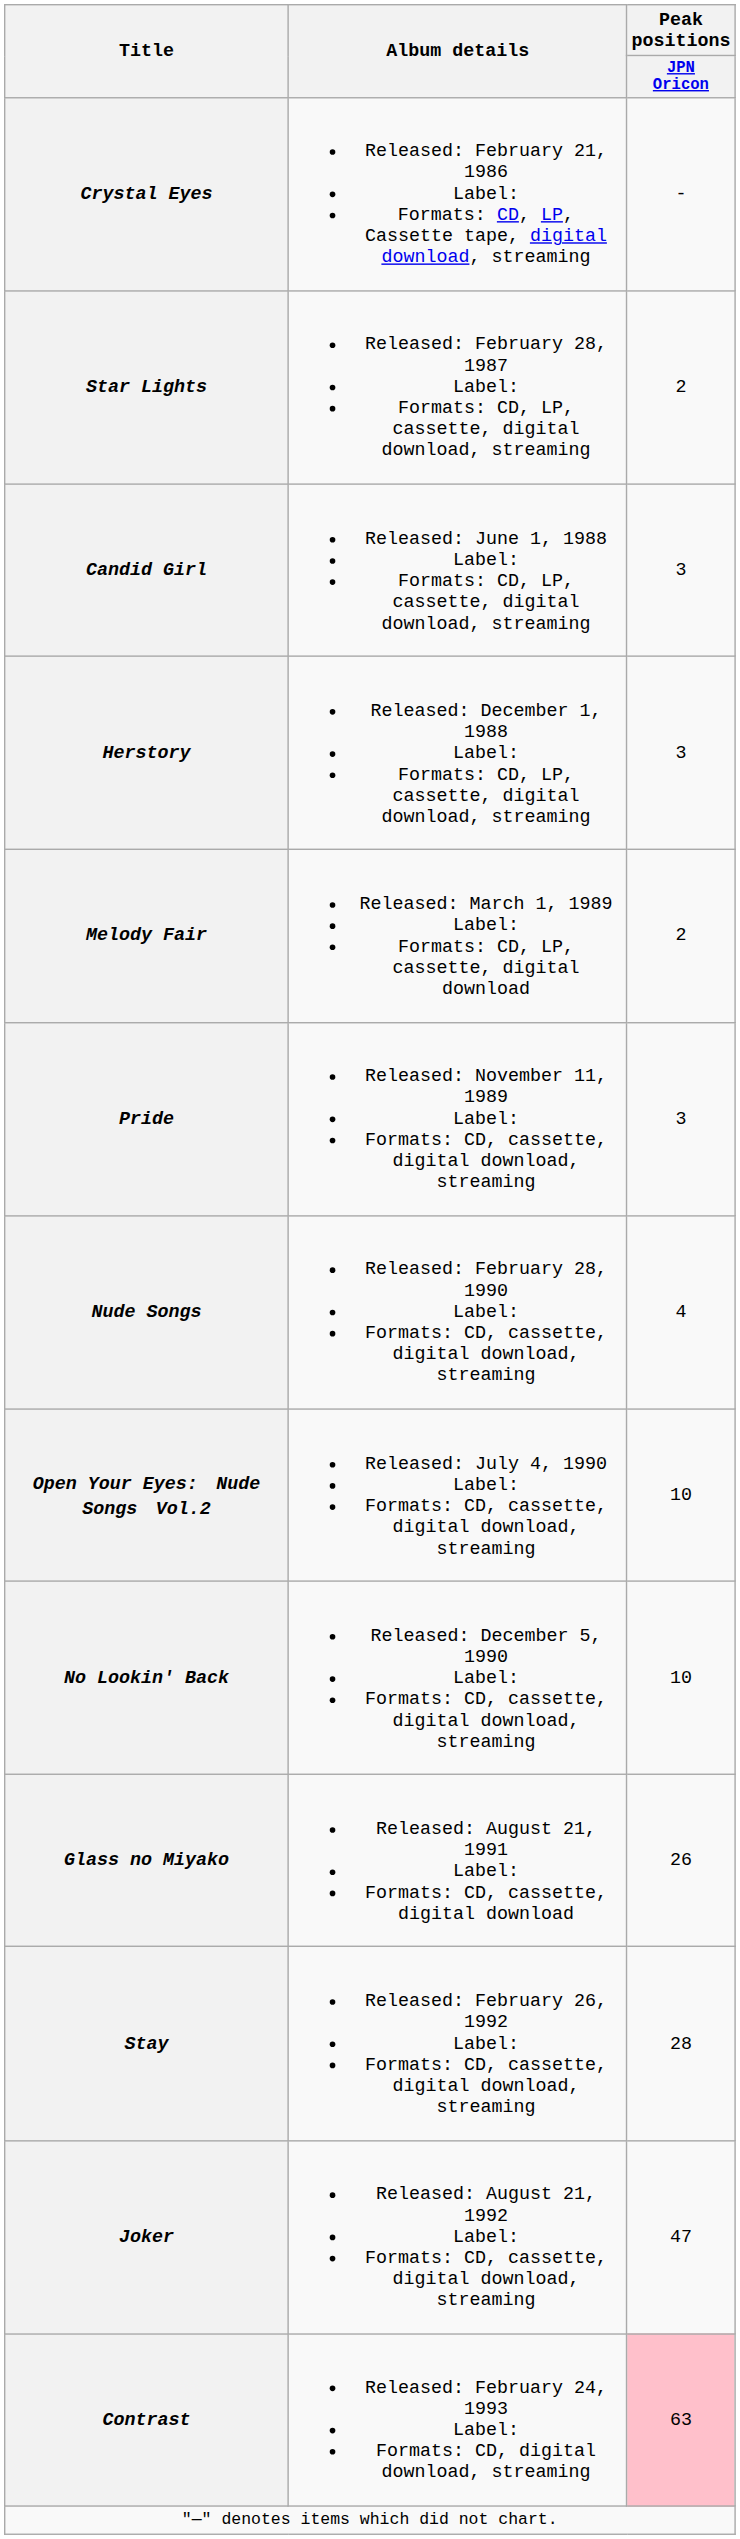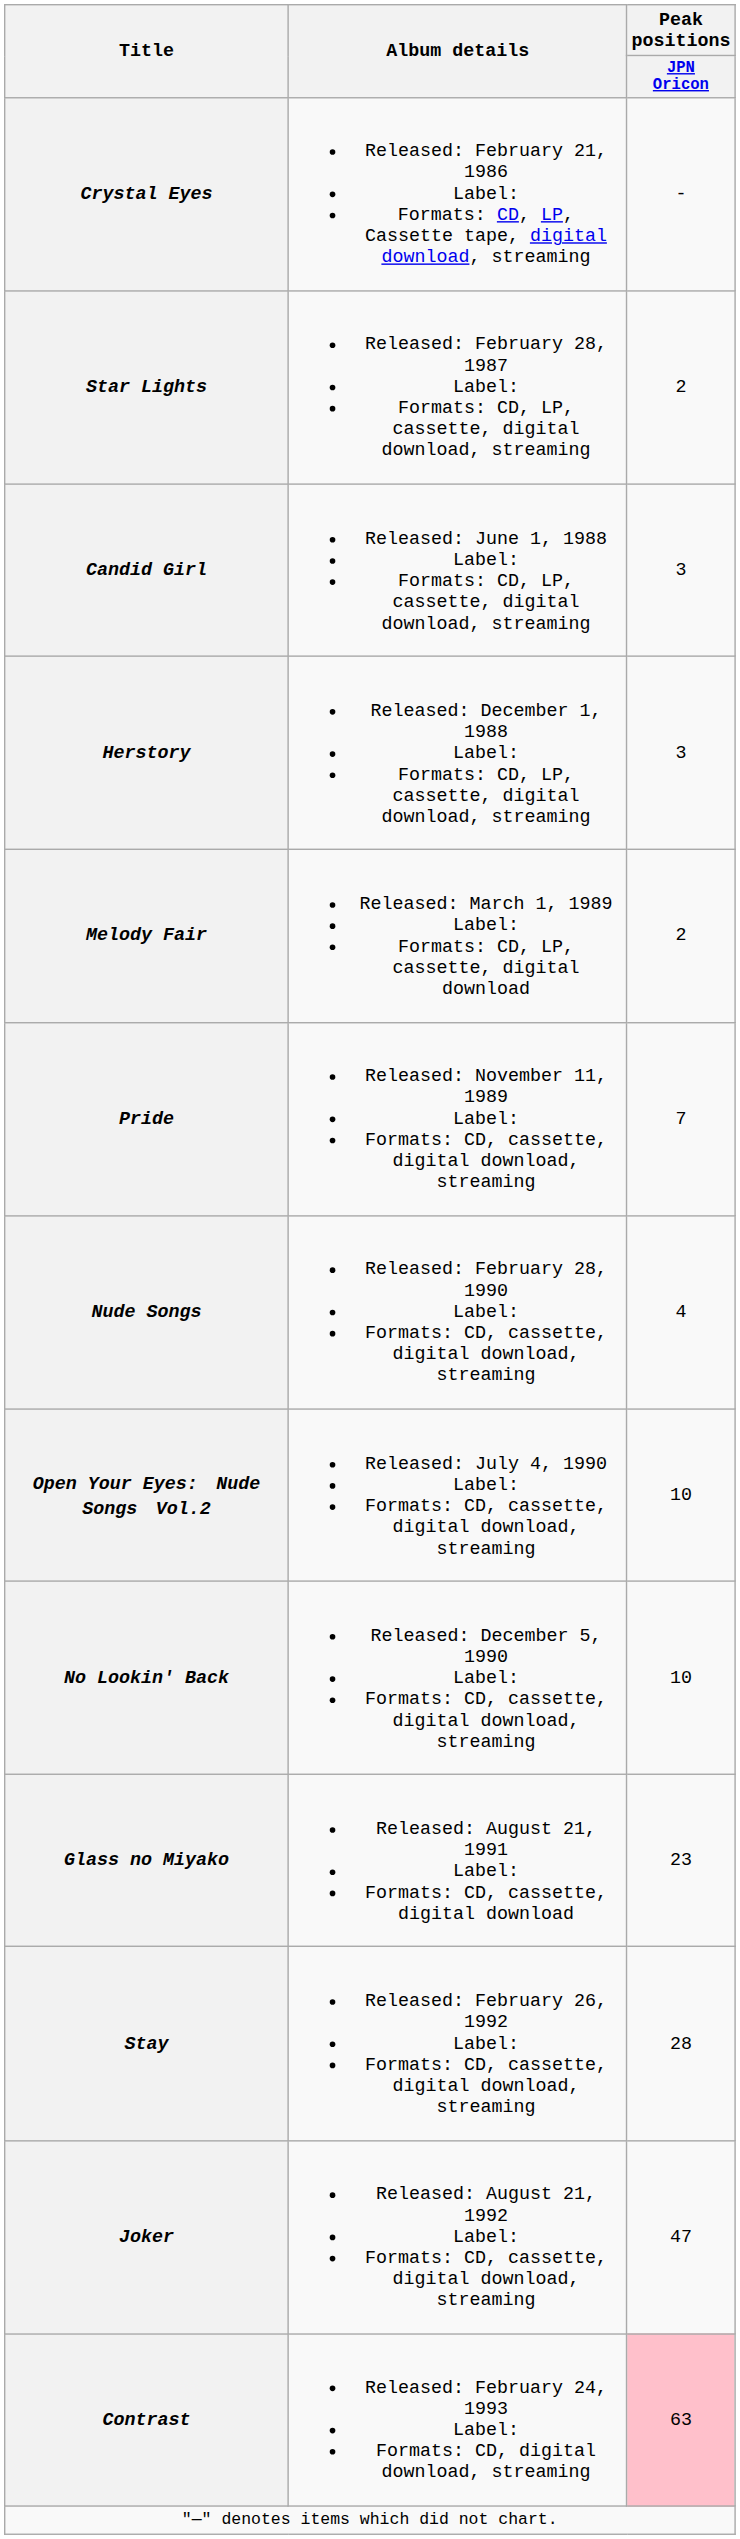(681, 1119) 3 -> (681, 1119) 7
(681, 1861) 26 -> (681, 1861) 23
